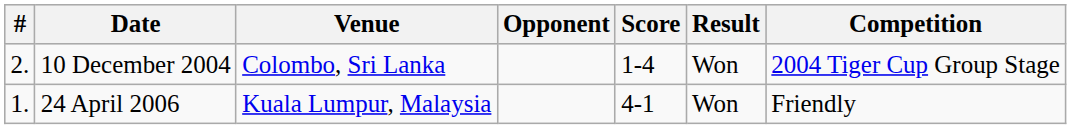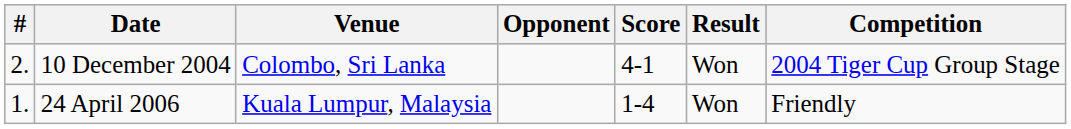(638, 63) 1-4 -> (638, 63) 4-1
(638, 103) 4-1 -> (638, 103) 1-4
